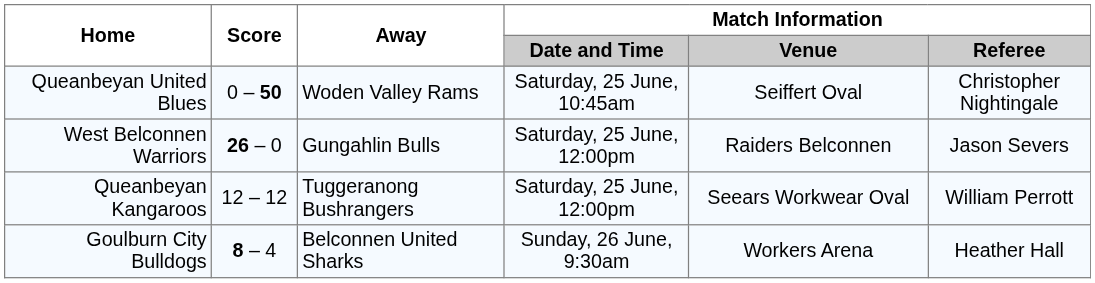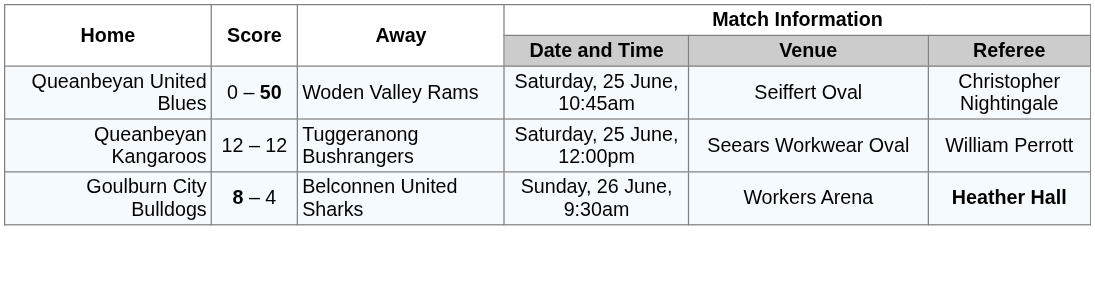- row: (135, 145)
(1009, 251) normal -> (1009, 198) bold
